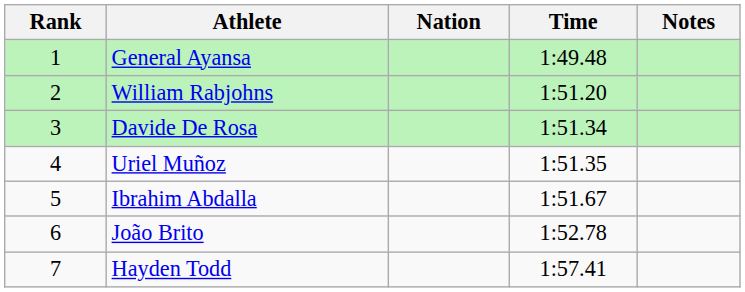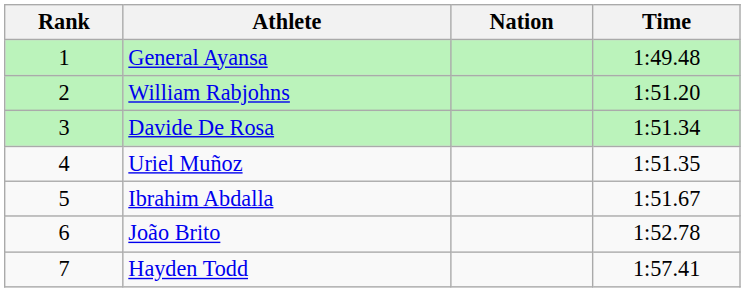- column: (689, 22)
